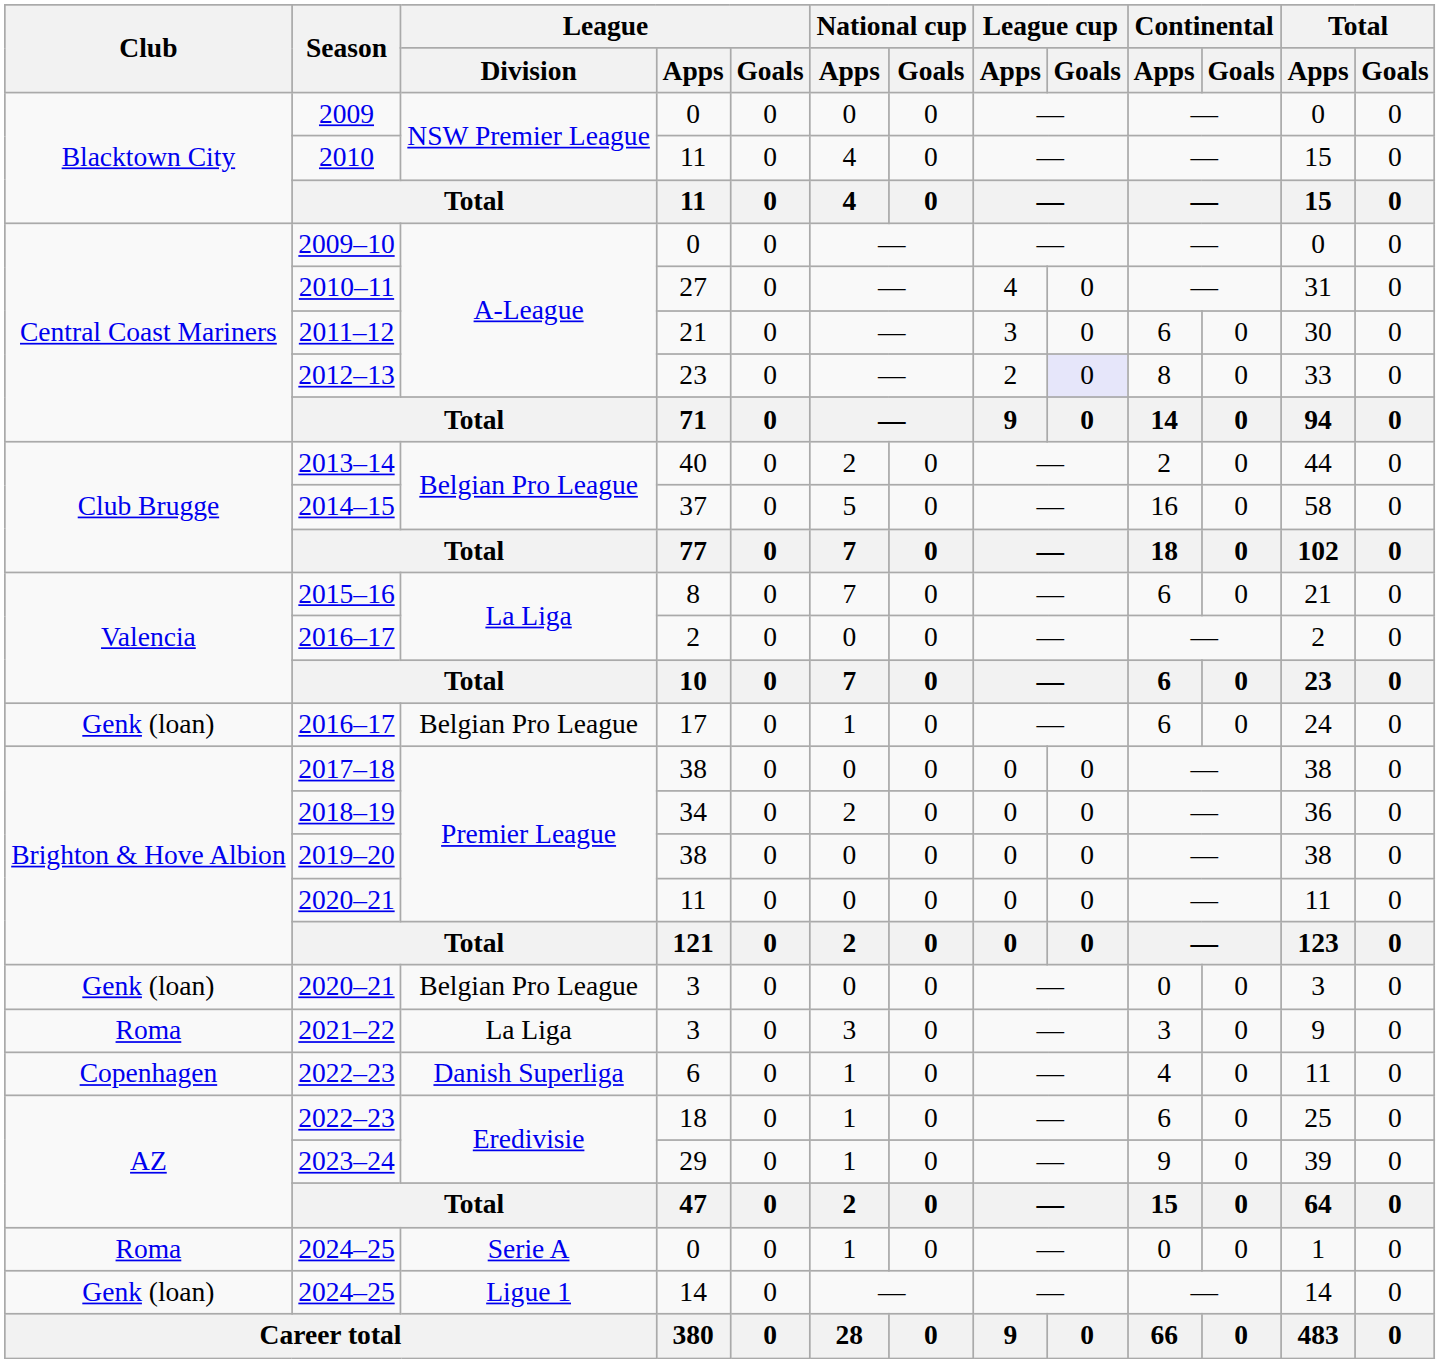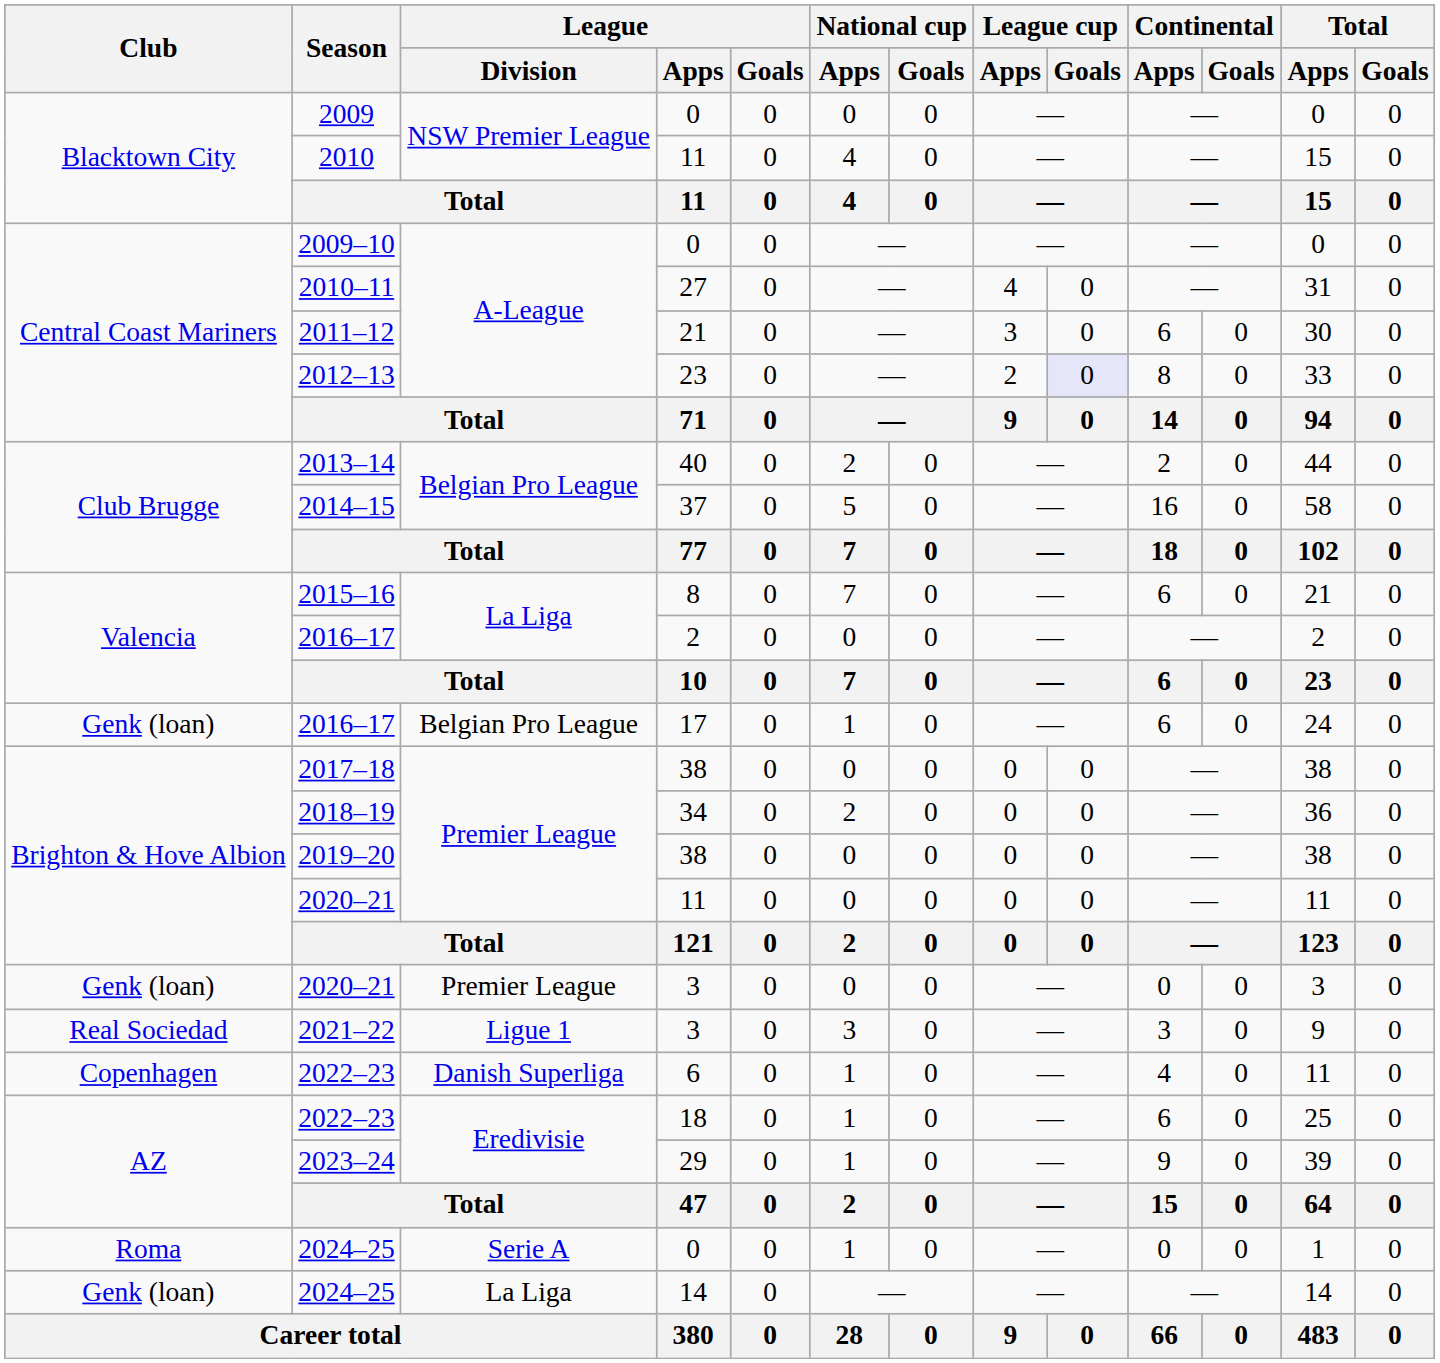(529, 986) Belgian Pro League -> (529, 986) Premier League
(148, 1030) Roma -> (148, 1030) Real Sociedad
(529, 1030) La Liga -> (529, 1030) Ligue 1
(529, 1292) Ligue 1 -> (529, 1292) La Liga
